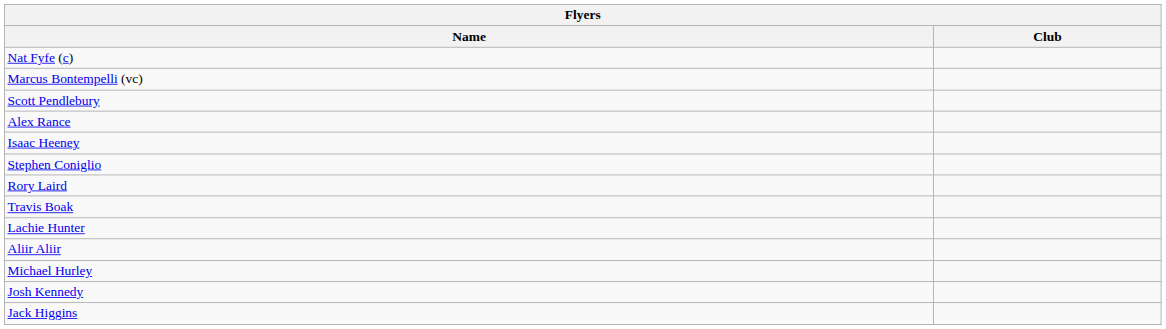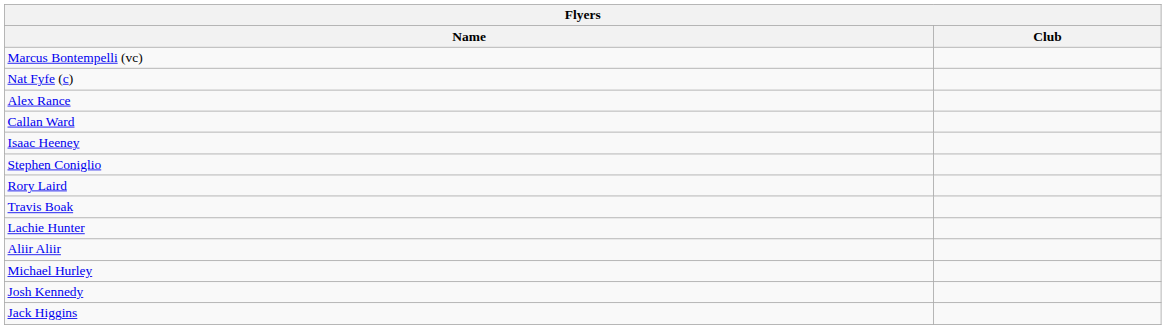rows swapped: (40, 57) <-> (75, 79)
- row: (54, 100)
+ row: (41, 121)
